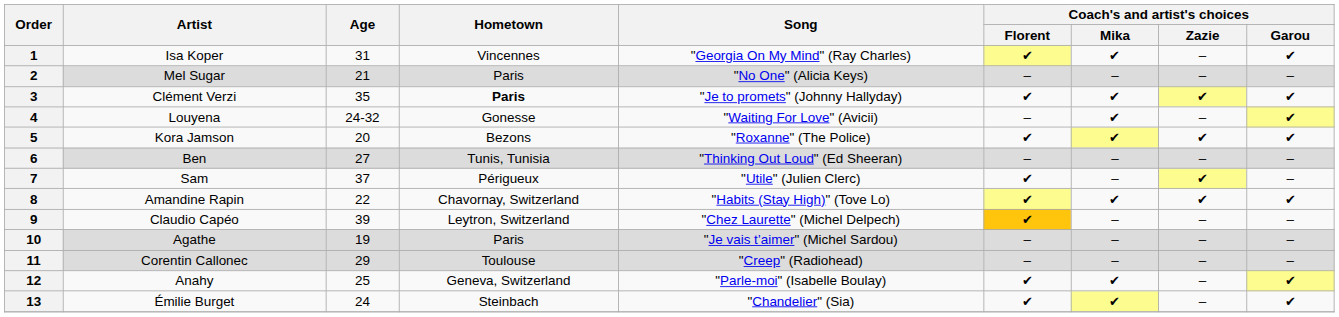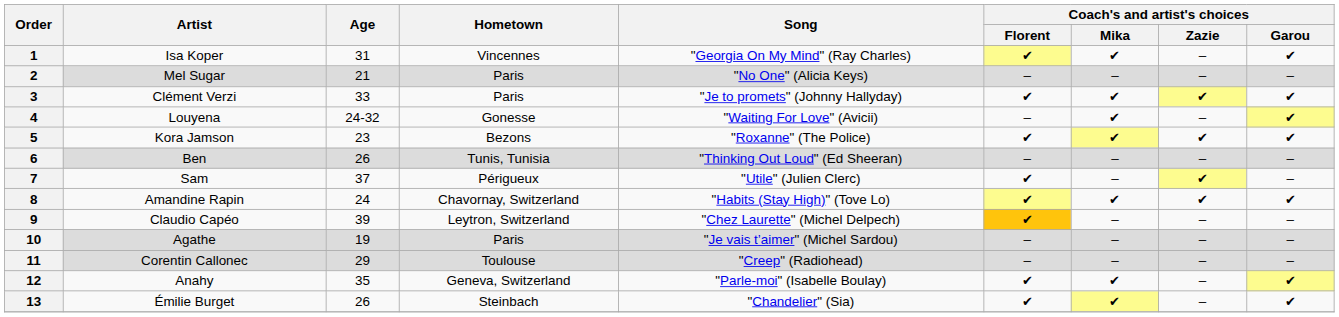(362, 97) 35 -> (362, 97) 33
(509, 97) bold -> (509, 97) normal
(362, 138) 20 -> (362, 138) 23
(362, 158) 27 -> (362, 158) 26
(362, 199) 22 -> (362, 199) 24
(362, 281) 25 -> (362, 281) 35
(362, 301) 24 -> (362, 301) 26
